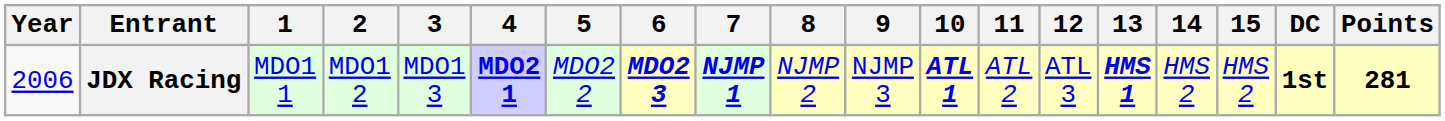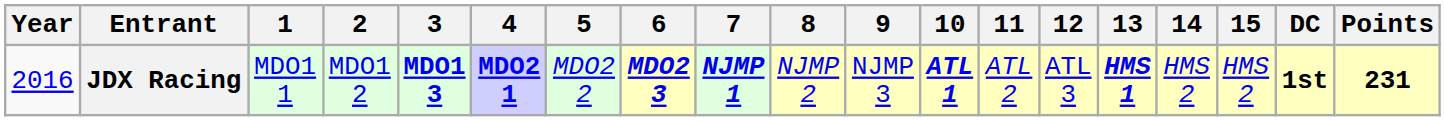(43, 80) 2006 -> (43, 80) 2016
(435, 80) normal -> (435, 80) bold
(1388, 80) 281 -> (1388, 80) 231
